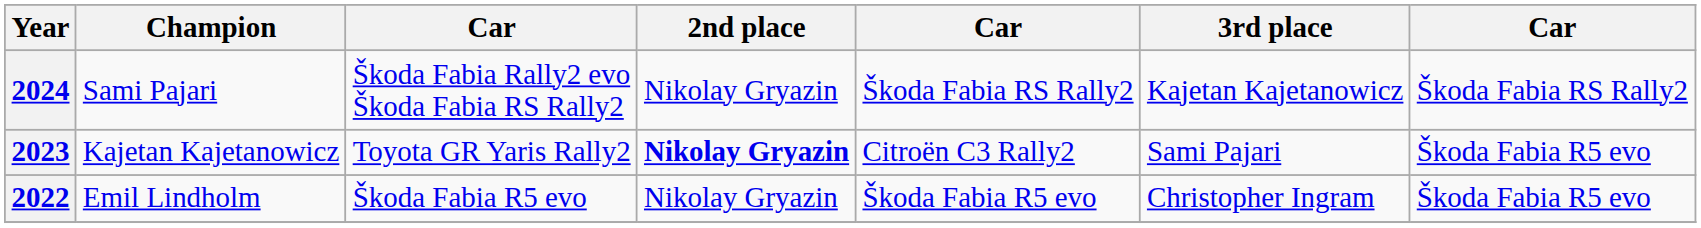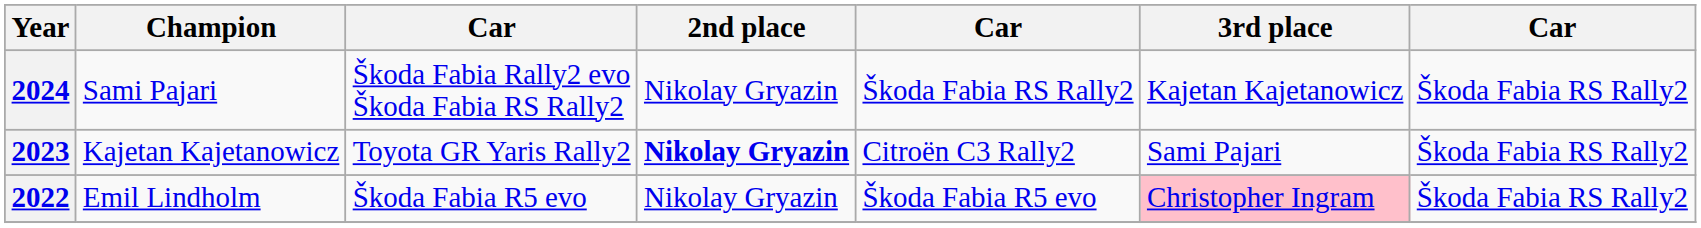(1534, 151) Škoda Fabia R5 evo -> (1552, 151) Škoda Fabia RS Rally2
(1261, 197) no background -> (1261, 197) pink background
(1534, 197) Škoda Fabia R5 evo -> (1552, 197) Škoda Fabia RS Rally2
